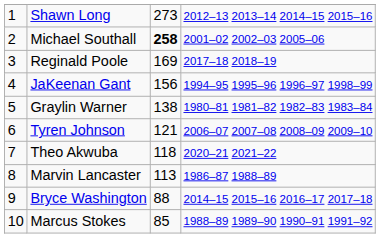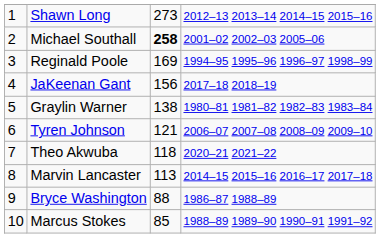(230, 62) 2017–18 2018–19 -> (278, 62) 1994–95 1995–96 1996–97 1998–99
(278, 84) 1994–95 1995–96 1996–97 1998–99 -> (230, 84) 2017–18 2018–19
(230, 176) 1986–87 1988–89 -> (278, 176) 2014–15 2015–16 2016–17 2017–18
(278, 199) 2014–15 2015–16 2016–17 2017–18 -> (230, 199) 1986–87 1988–89
